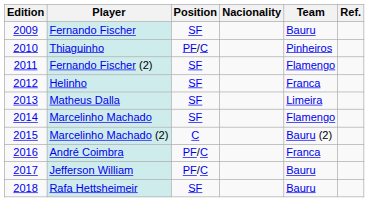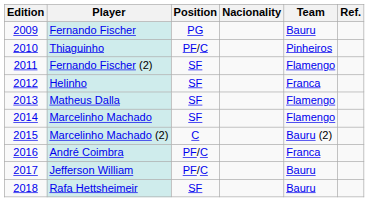(195, 30) SF -> (195, 30) PG
(304, 100) Limeira -> (311, 100) Flamengo
